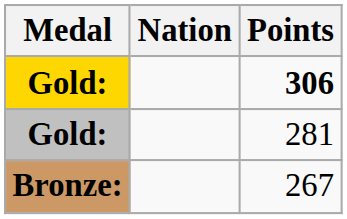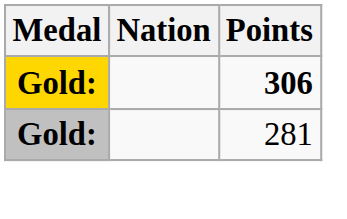- row: (310, 185)
